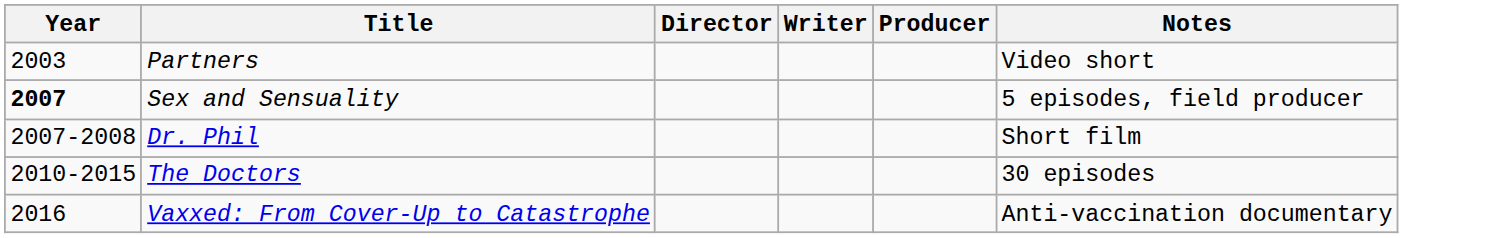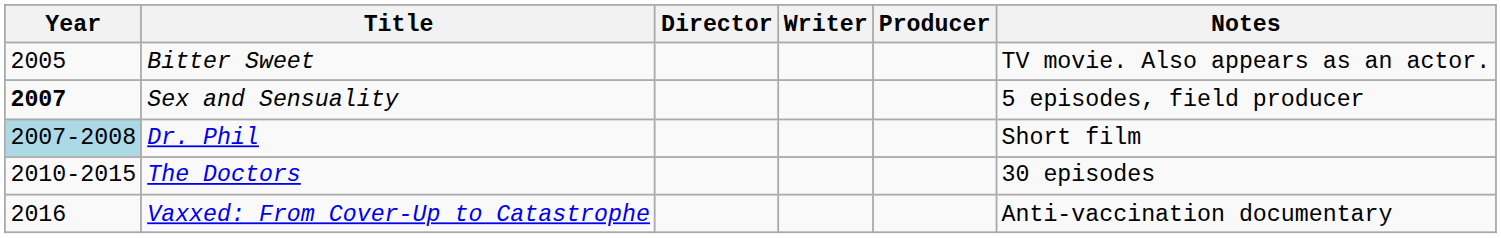- row: (203, 62)
+ row: (231, 62)
(73, 138) no background -> (73, 138) lightblue background
